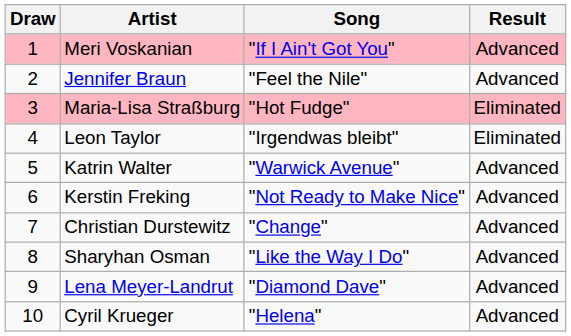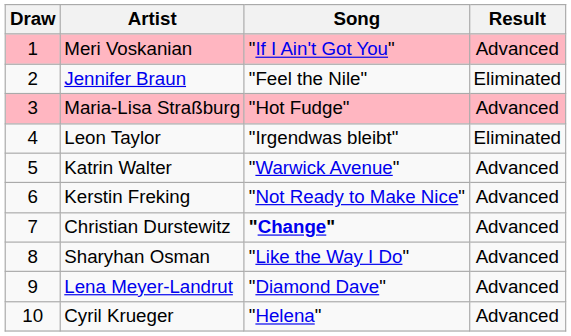(517, 78) Advanced -> (517, 78) Eliminated
(517, 108) Eliminated -> (517, 108) Advanced
(288, 227) normal -> (292, 227) bold
